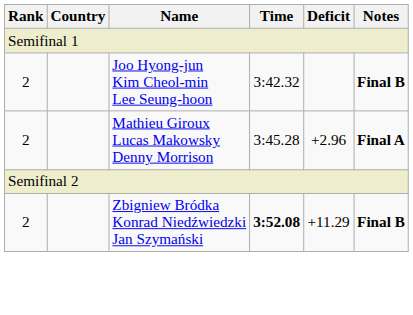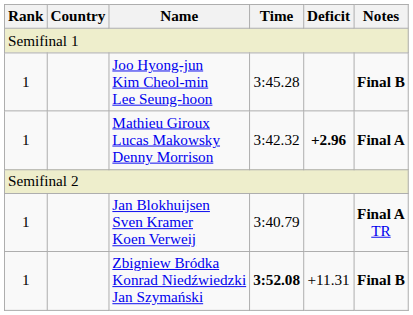(26, 81) 2 -> (26, 81) 1
(277, 81) 3:42.32 -> (277, 81) 3:45.28
(26, 140) 2 -> (26, 140) 1
(277, 140) 3:45.28 -> (277, 140) 3:42.32
(329, 140) normal -> (329, 140) bold
+ row: (161, 222)
(26, 222) 2 -> (26, 280) 1
(329, 222) +11.29 -> (329, 280) +11.31
